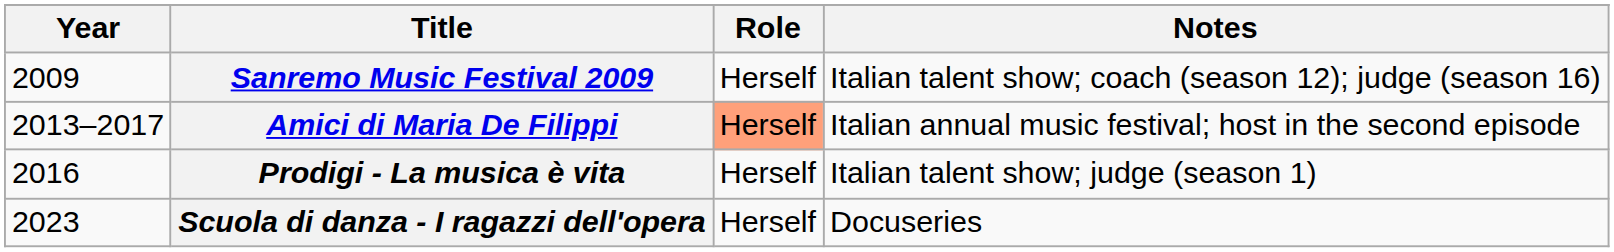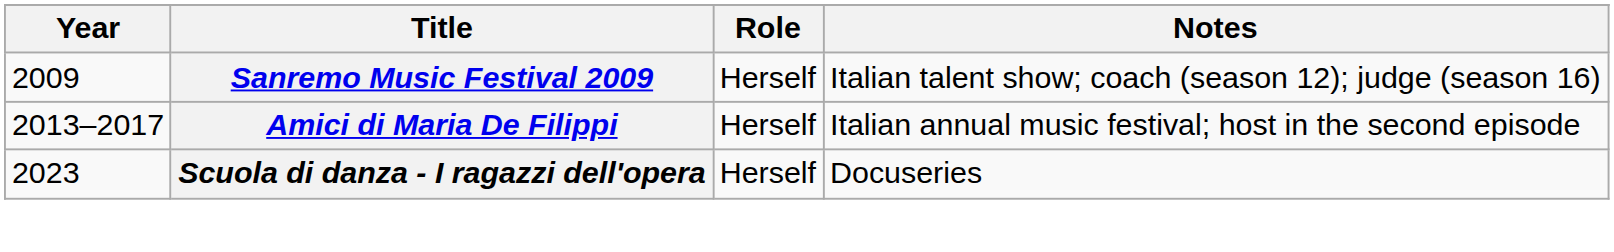(768, 125) lightsalmon background -> (768, 125) no background
- row: (442, 173)
